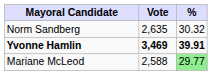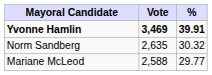rows swapped: (44, 45) <-> (43, 29)
(192, 62) lightgreen background -> (192, 62) no background
